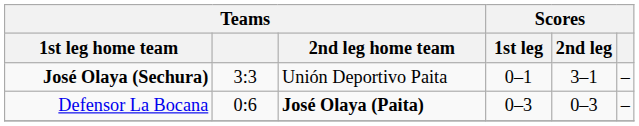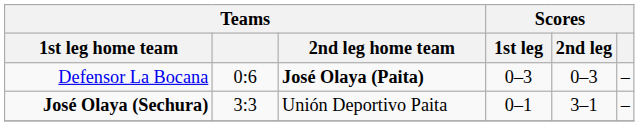rows swapped: (126, 76) <-> (133, 105)
